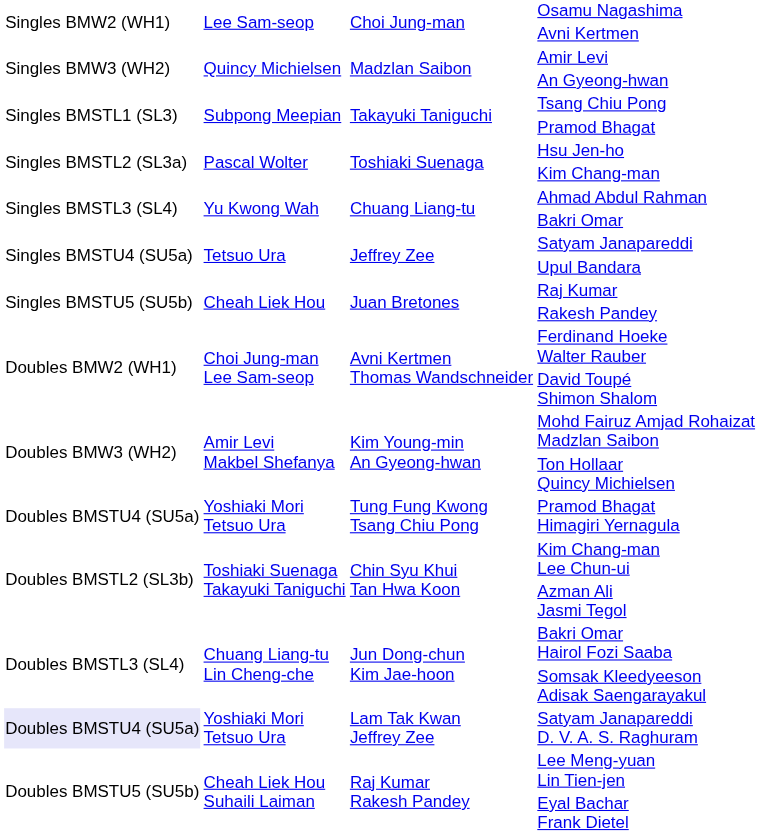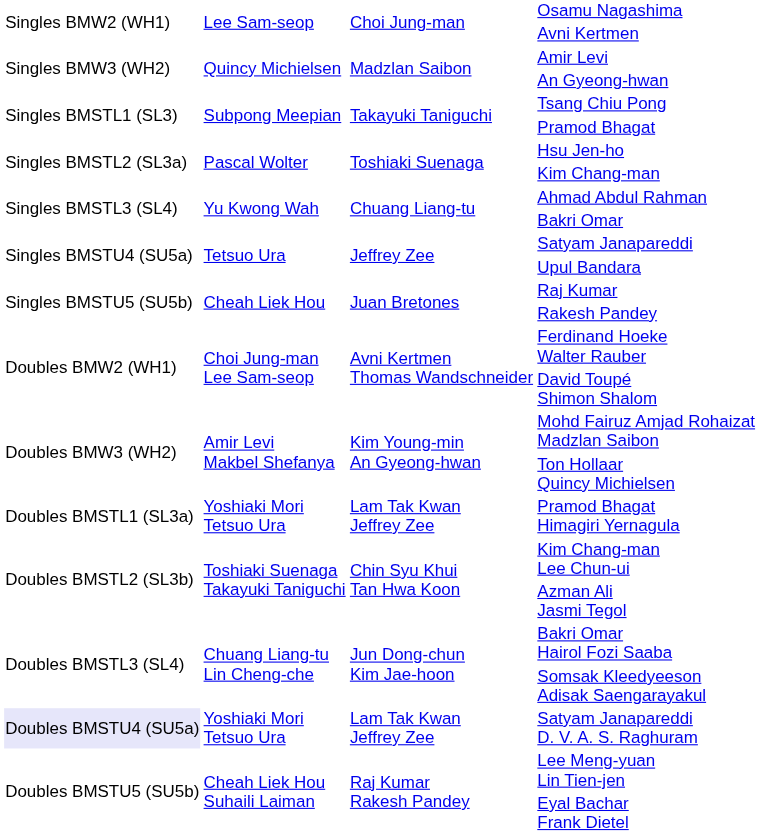(102, 516) Doubles BMSTU4 (SU5a) -> (99, 516) Doubles BMSTL1 (SL3a)
(419, 516) Tung Fung Kwong Tsang Chiu Pong -> (405, 516) Lam Tak Kwan Jeffrey Zee
